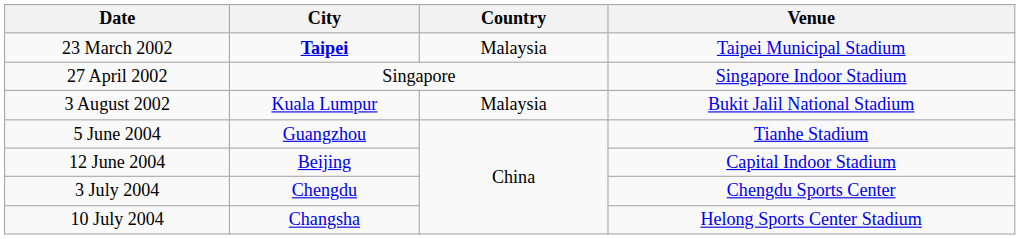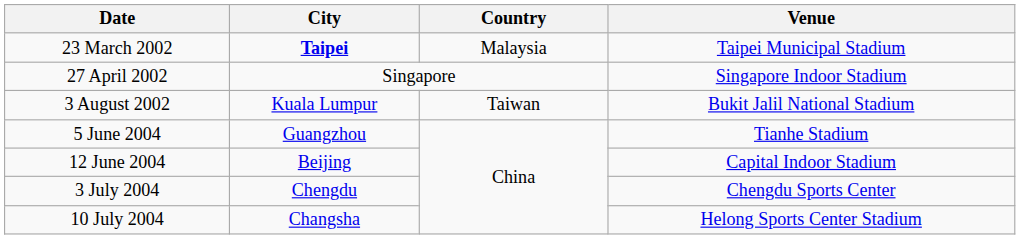(514, 104) Malaysia -> (514, 104) Taiwan
